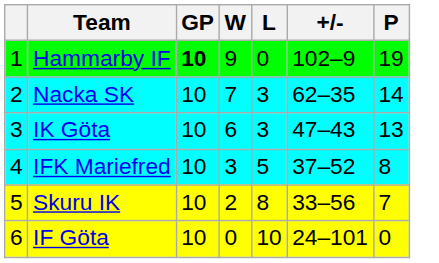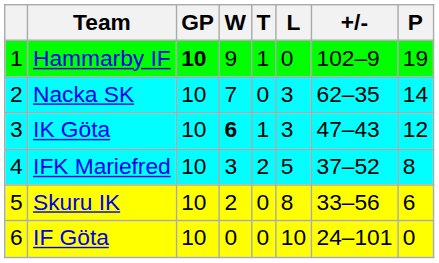+ column: (263, 22)
(231, 130) normal -> (231, 130) bold
(391, 130) 13 -> (415, 130) 12
(385, 202) 7 -> (409, 202) 6
